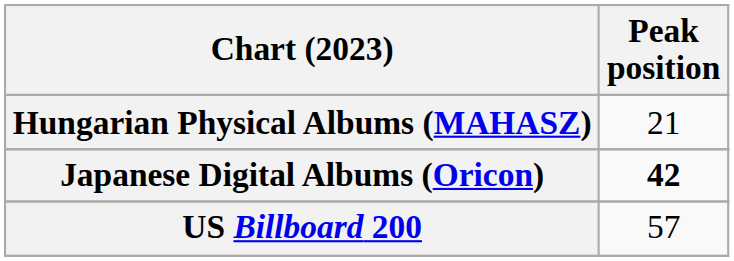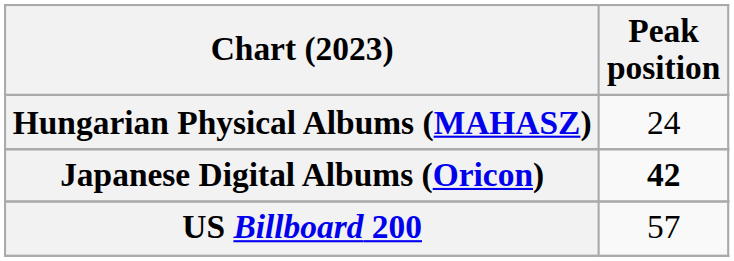(664, 121) 21 -> (664, 121) 24
